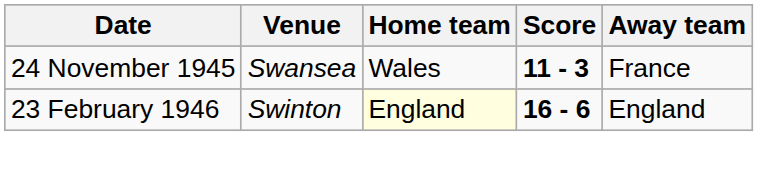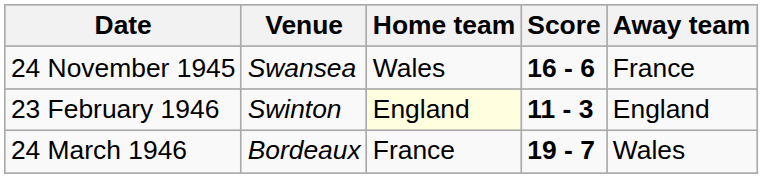(556, 67) 11 - 3 -> (561, 67) 16 - 6
(557, 109) 16 - 6 -> (560, 109) 11 - 3
+ row: (99, 151)
